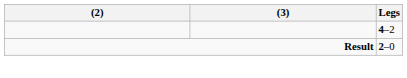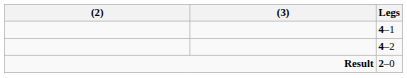+ row: (387, 30)
